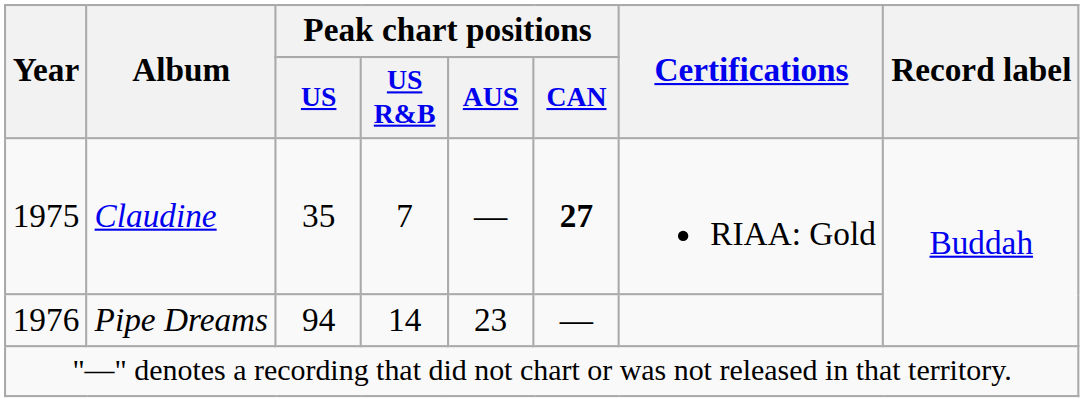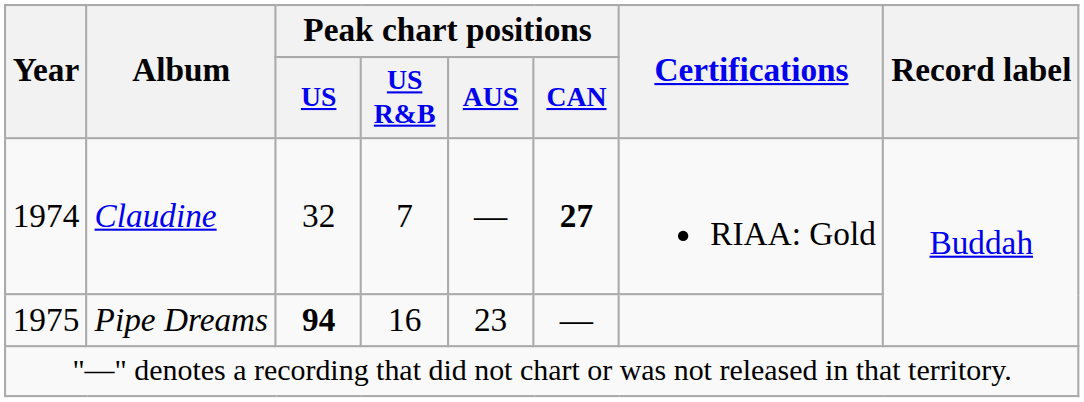(46, 215) 1975 -> (46, 215) 1974
(319, 215) 35 -> (319, 215) 32
(46, 320) 1976 -> (46, 320) 1975
(319, 320) normal -> (319, 320) bold
(405, 320) 14 -> (405, 320) 16
